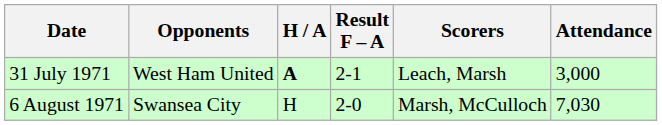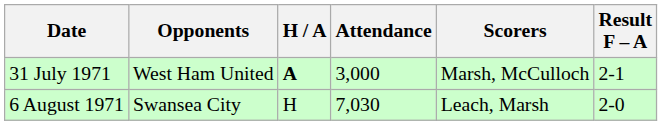columns swapped: (362, 31) <-> (604, 31)
(452, 73) Leach, Marsh -> (515, 73) Marsh, McCulloch
(472, 104) Marsh, McCulloch -> (495, 104) Leach, Marsh
